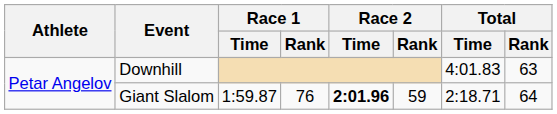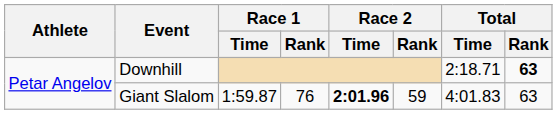(473, 70) 4:01.83 -> (473, 70) 2:18.71
(528, 70) normal -> (528, 70) bold
(473, 97) 2:18.71 -> (473, 97) 4:01.83
(528, 97) 64 -> (528, 97) 63
